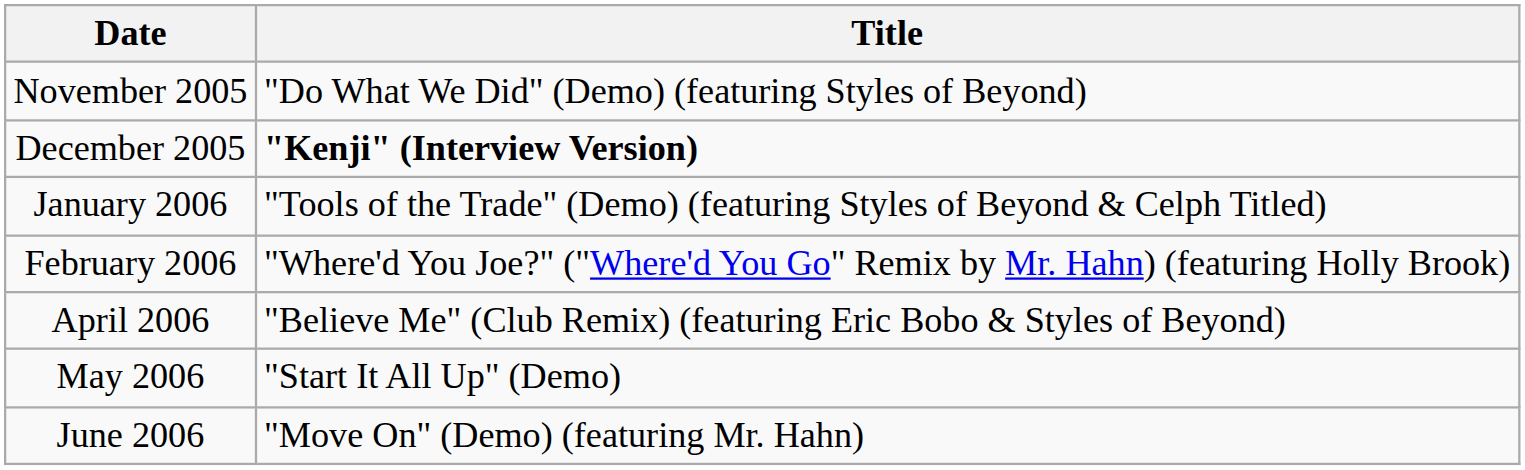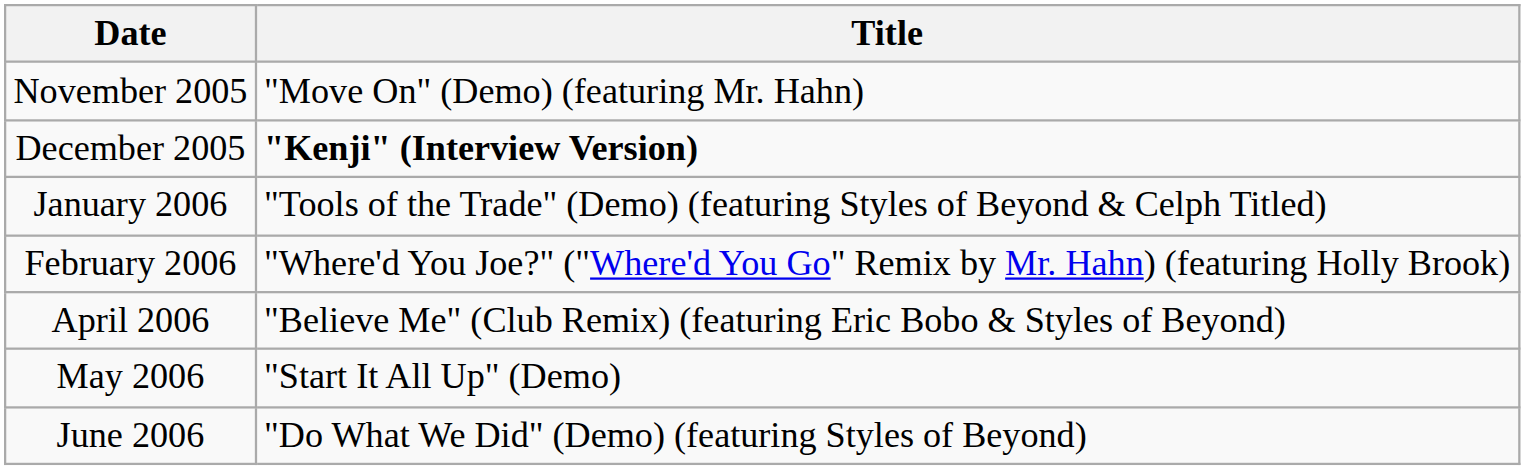(675, 90) "Do What We Did" (Demo) (featuring Styles of Beyond) -> (564, 90) "Move On" (Demo) (featuring Mr. Hahn)
(564, 434) "Move On" (Demo) (featuring Mr. Hahn) -> (675, 434) "Do What We Did" (Demo) (featuring Styles of Beyond)
